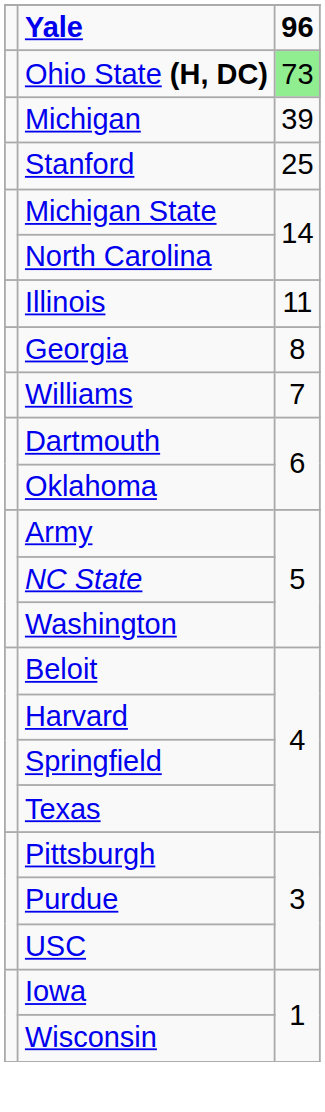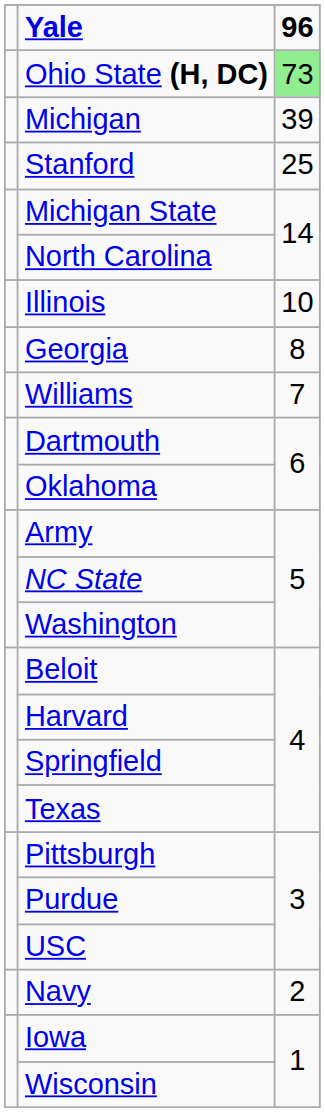(297, 303) 11 -> (297, 303) 10
+ row: (58, 991)
